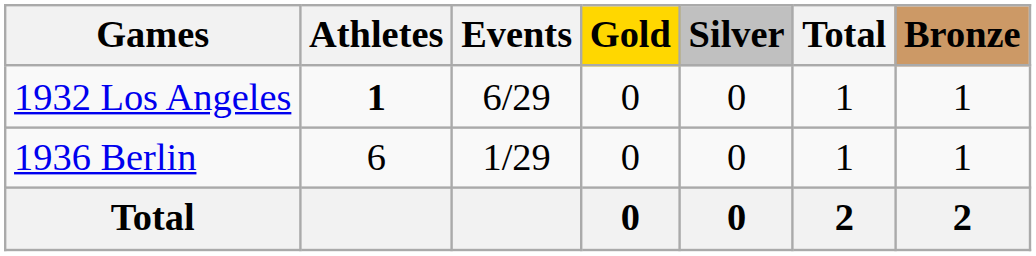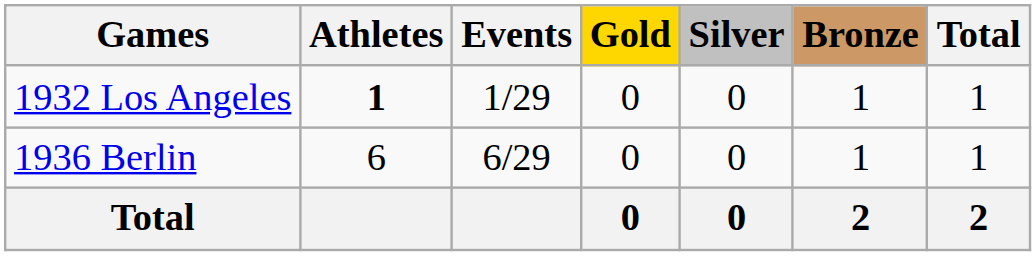columns swapped: (962, 34) <-> (844, 34)
(517, 95) 6/29 -> (517, 95) 1/29
(517, 156) 1/29 -> (517, 156) 6/29
